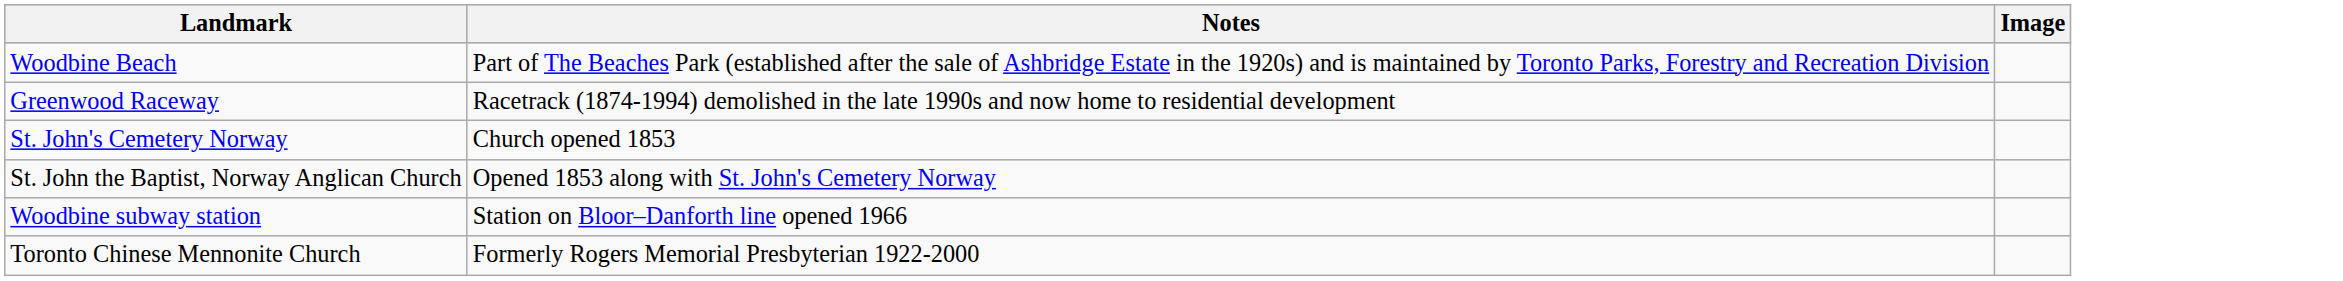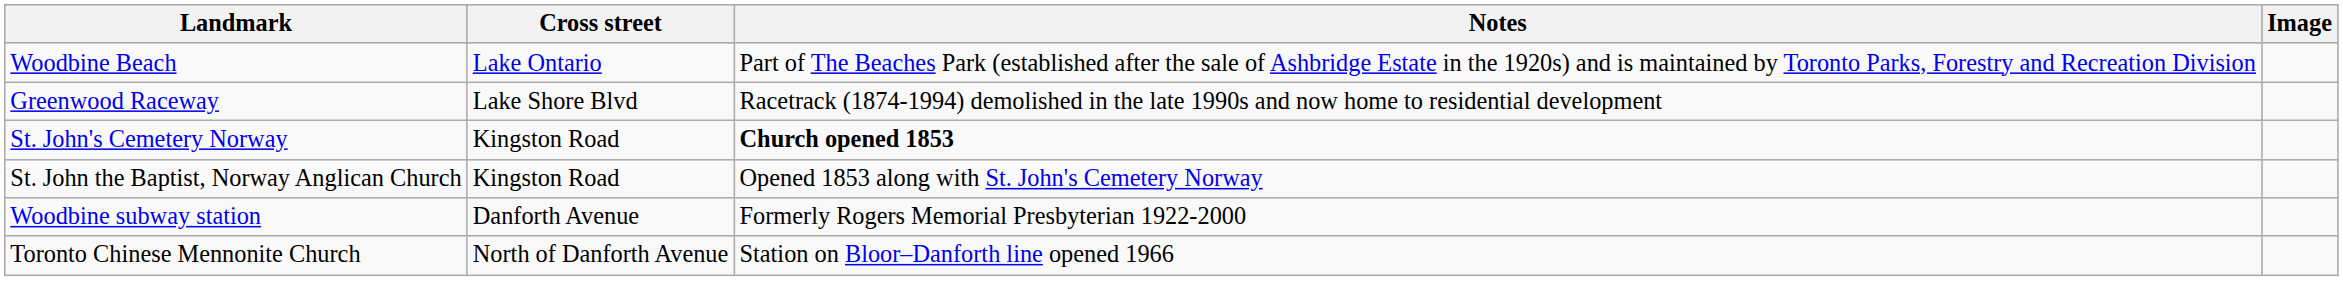+ column: (601, 23)
(574, 139) normal -> (847, 139) bold
(690, 216) Station on Bloor–Danforth line opened 1966 -> (993, 216) Formerly Rogers Memorial Presbyterian 1922-2000
(726, 255) Formerly Rogers Memorial Presbyterian 1922-2000 -> (957, 255) Station on Bloor–Danforth line opened 1966
